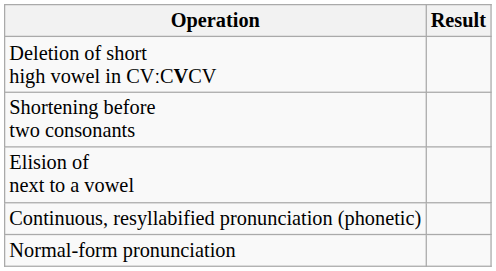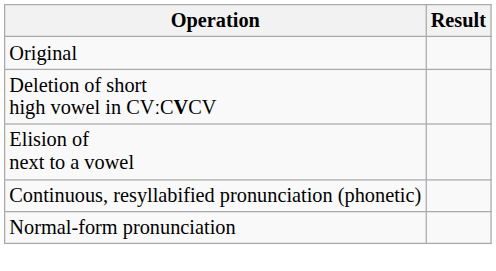+ row: (43, 52)
- row: (82, 119)
